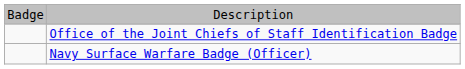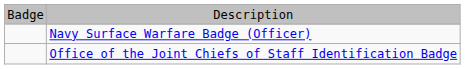rows swapped: (181, 54) <-> (253, 34)
